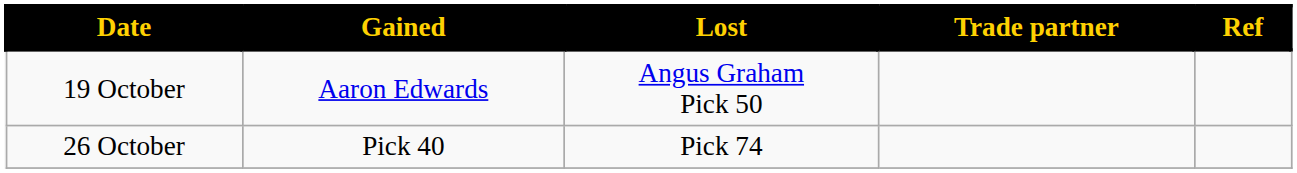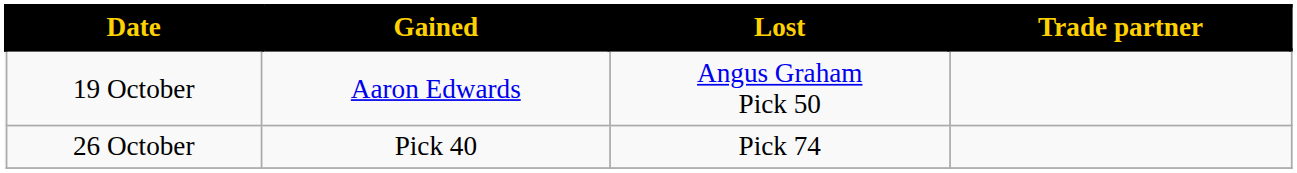- column: (1243, 27)
